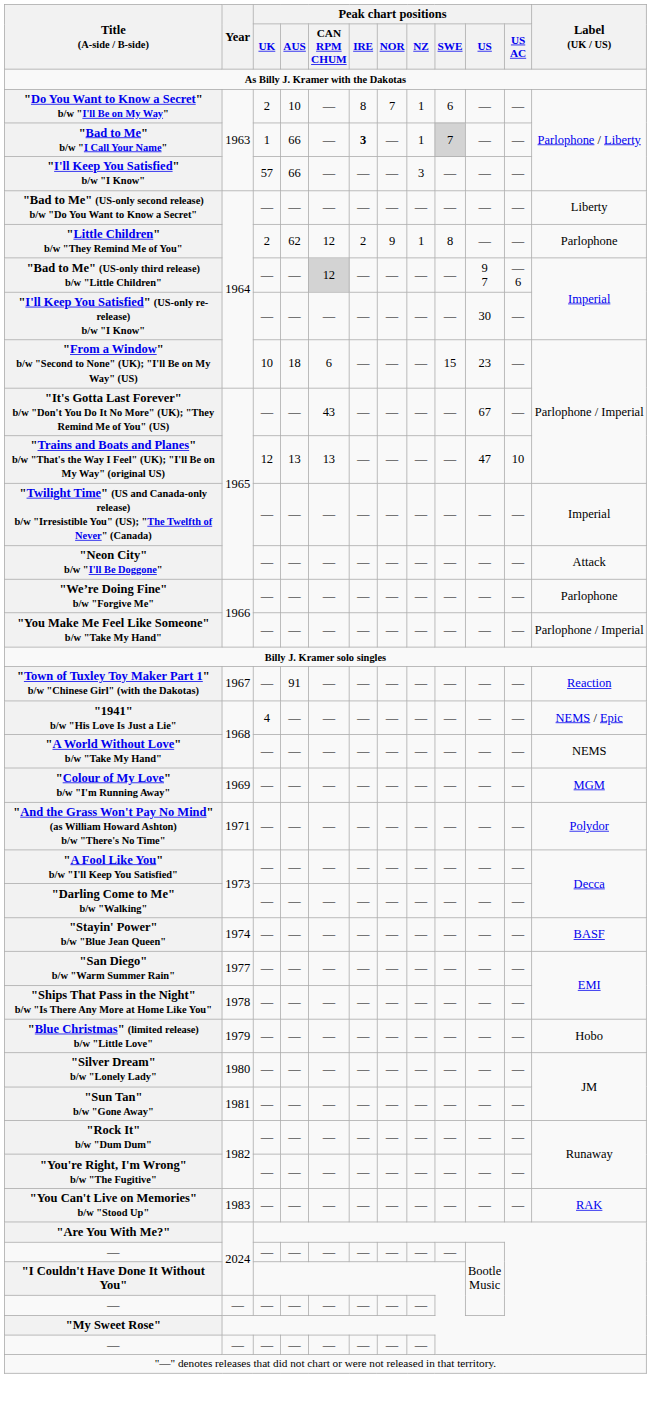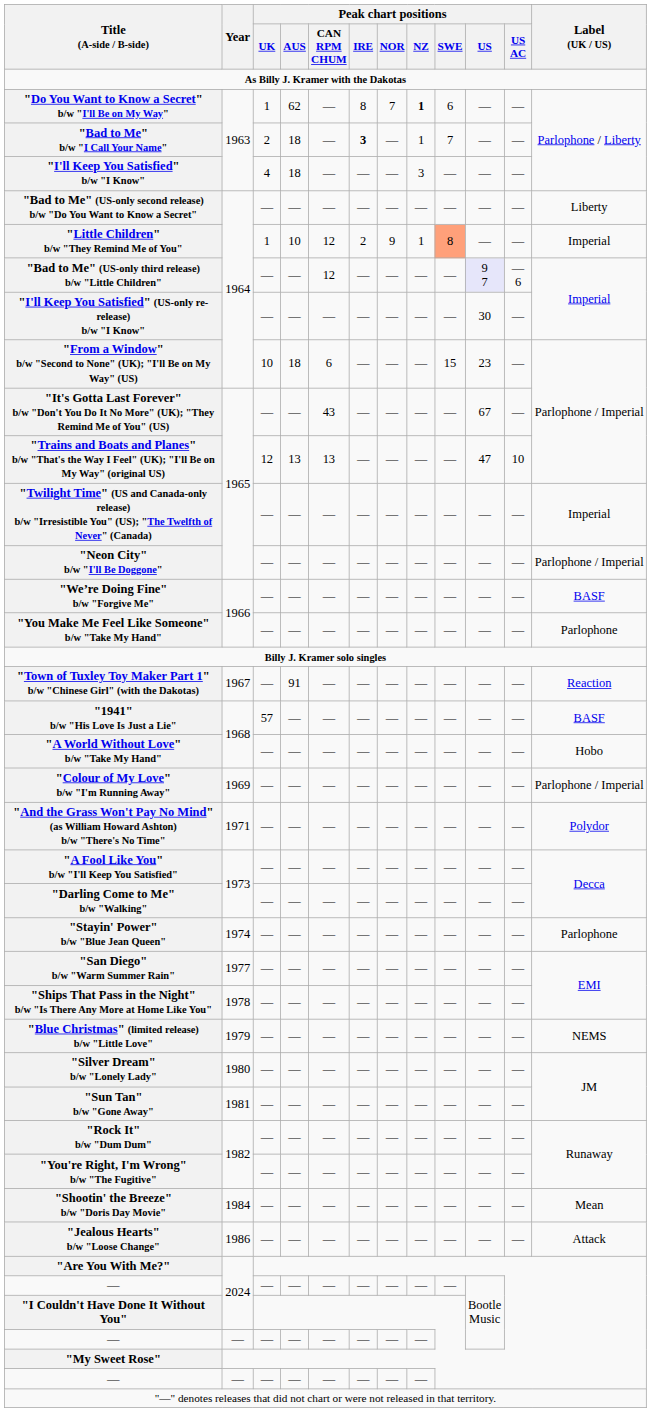(267, 106) 2 -> (267, 106) 1
(295, 106) 10 -> (295, 106) 62
(421, 106) normal -> (421, 106) bold
(267, 139) 1 -> (267, 139) 2
(295, 139) 66 -> (295, 139) 18
(450, 139) lightgrey background -> (450, 139) no background
(267, 173) 57 -> (267, 173) 4
(295, 173) 66 -> (295, 173) 18
(267, 241) 2 -> (267, 241) 1
(295, 241) 62 -> (295, 241) 10
(450, 241) no background -> (450, 241) lightsalmon background
(589, 241) Parlophone -> (589, 241) Imperial
(329, 275) lightgrey background -> (329, 275) no background
(485, 275) no background -> (485, 275) lavender background
(589, 562) Attack -> (589, 562) Parlophone / Imperial
(589, 596) Parlophone -> (589, 596) BASF
(589, 630) Parlophone / Imperial -> (589, 630) Parlophone
(267, 717) 4 -> (267, 717) 57
(589, 717) NEMS / Epic -> (589, 717) BASF
(589, 751) NEMS -> (589, 751) Hobo
(589, 785) MGM -> (589, 785) Parlophone / Imperial
(589, 934) BASF -> (589, 934) Parlophone
(589, 1036) Hobo -> (589, 1036) NEMS
- row: (113, 1205)
+ row: (113, 1205)
+ row: (113, 1239)
